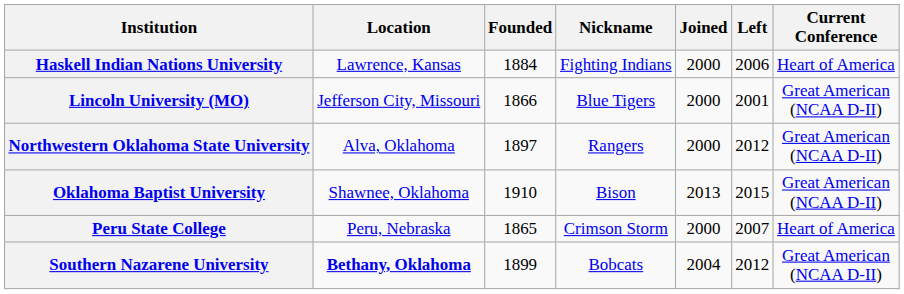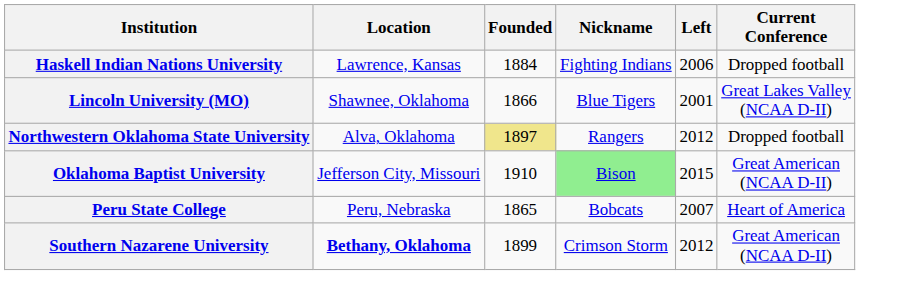- column: (704, 27)
(836, 63) Heart of America -> (786, 63) Dropped football
(399, 100) Jefferson City, Missouri -> (399, 100) Shawnee, Oklahoma
(836, 100) Great American (NCAA D-II) -> (786, 100) Great Lakes Valley (NCAA D-II)
(520, 146) no background -> (520, 136) khaki background
(836, 146) Great American (NCAA D-II) -> (786, 136) Dropped football
(399, 192) Shawnee, Oklahoma -> (399, 173) Jefferson City, Missouri
(616, 192) no background -> (616, 173) lightgreen background
(616, 228) Crimson Storm -> (616, 209) Bobcats
(616, 265) Bobcats -> (616, 246) Crimson Storm
